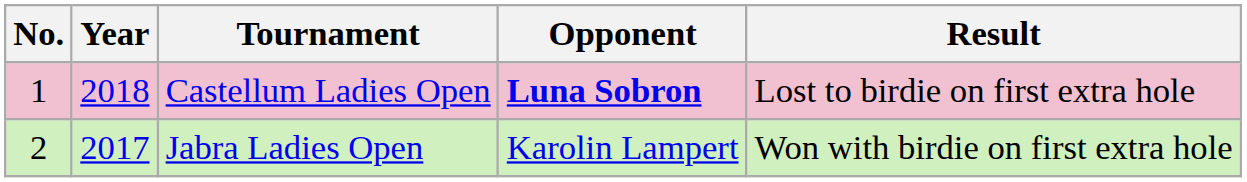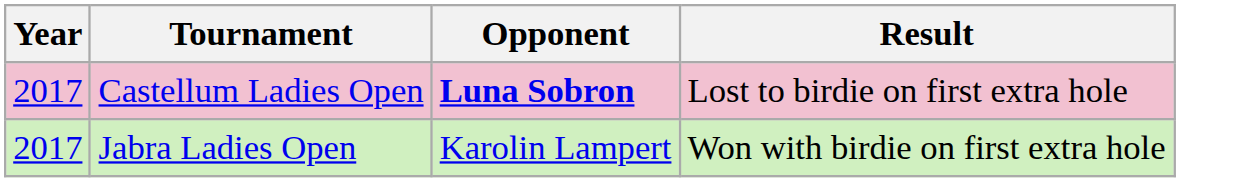- column: (39, 33)
(115, 90) 2018 -> (48, 90) 2017
